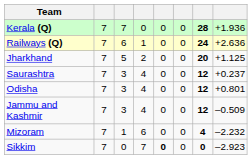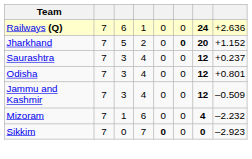- row: (29, 27)
(183, 58) normal -> (183, 43) bold
(230, 58) +1.125 -> (230, 43) +1.152
